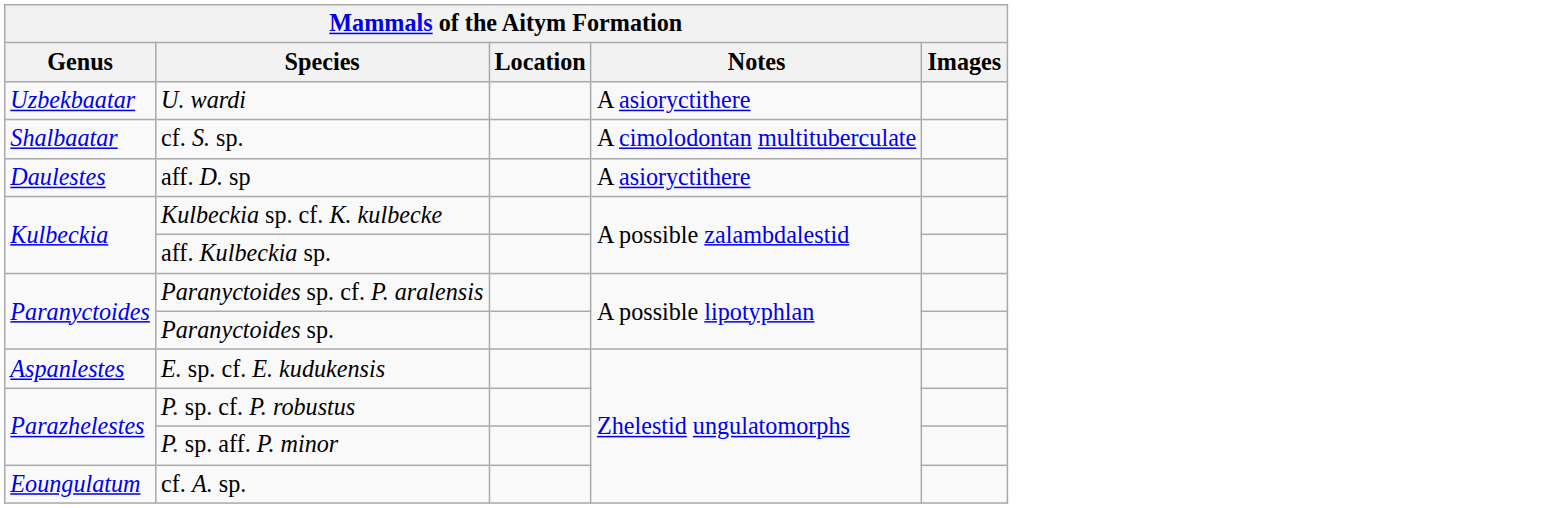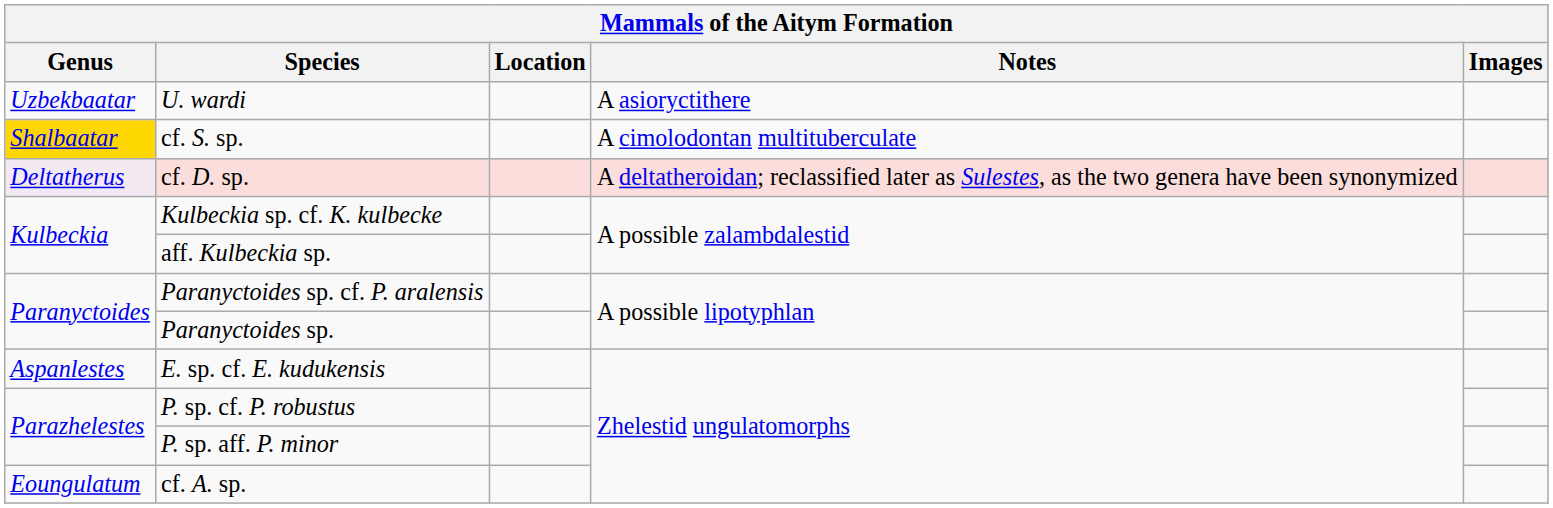(64, 138) no background -> (64, 138) gold background
+ row: (205, 176)
- row: (206, 176)
